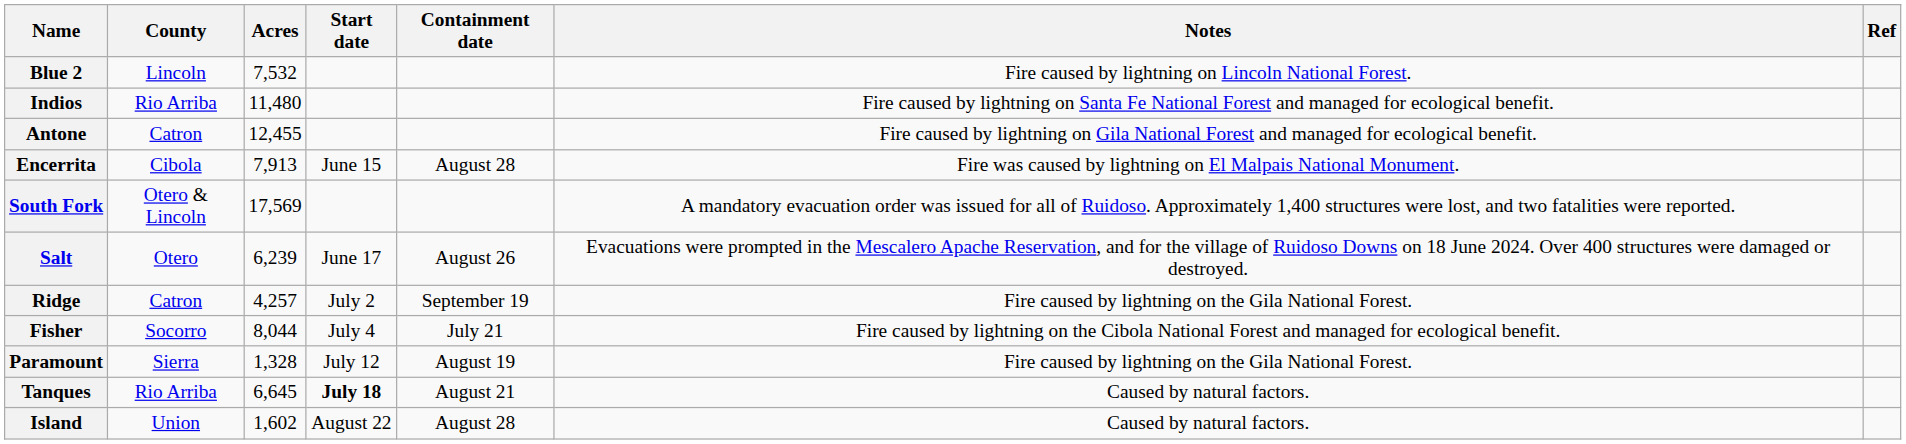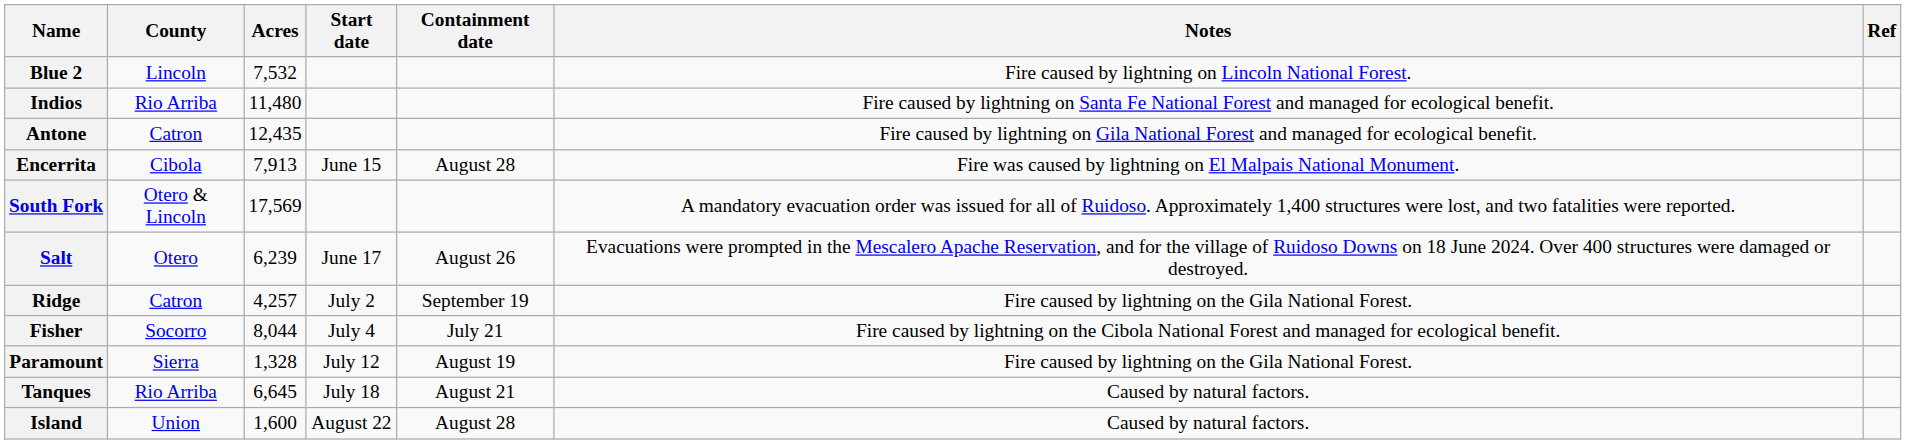(275, 133) 12,455 -> (275, 133) 12,435
(351, 392) bold -> (351, 392) normal
(275, 422) 1,602 -> (275, 422) 1,600
